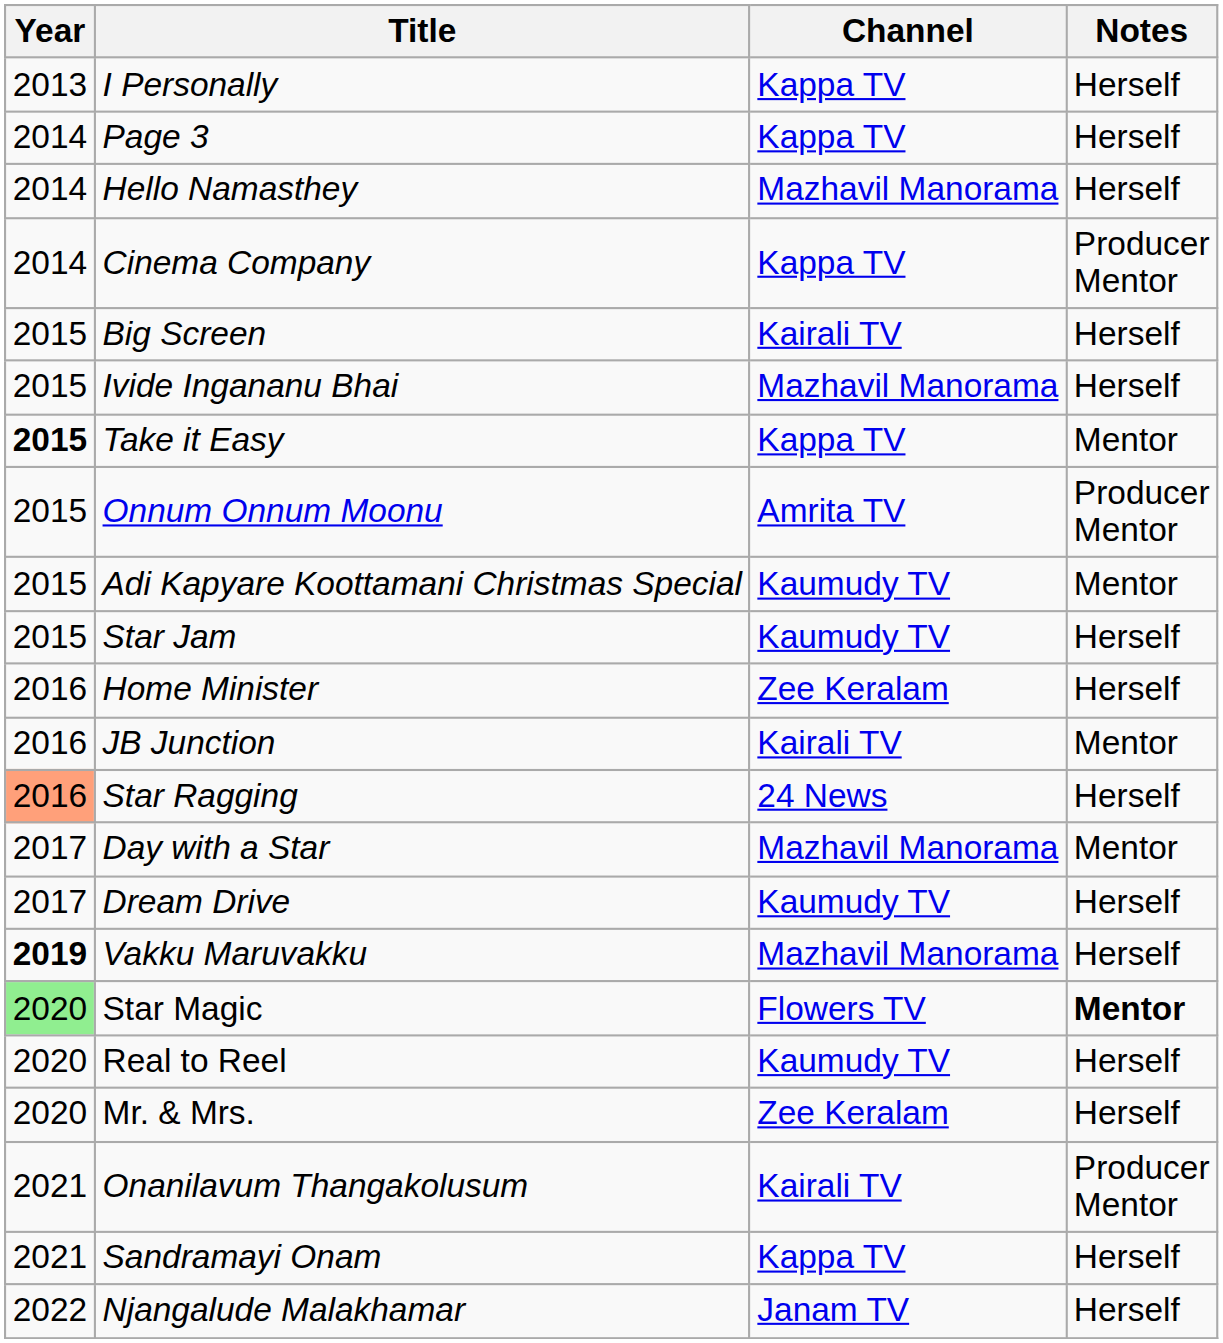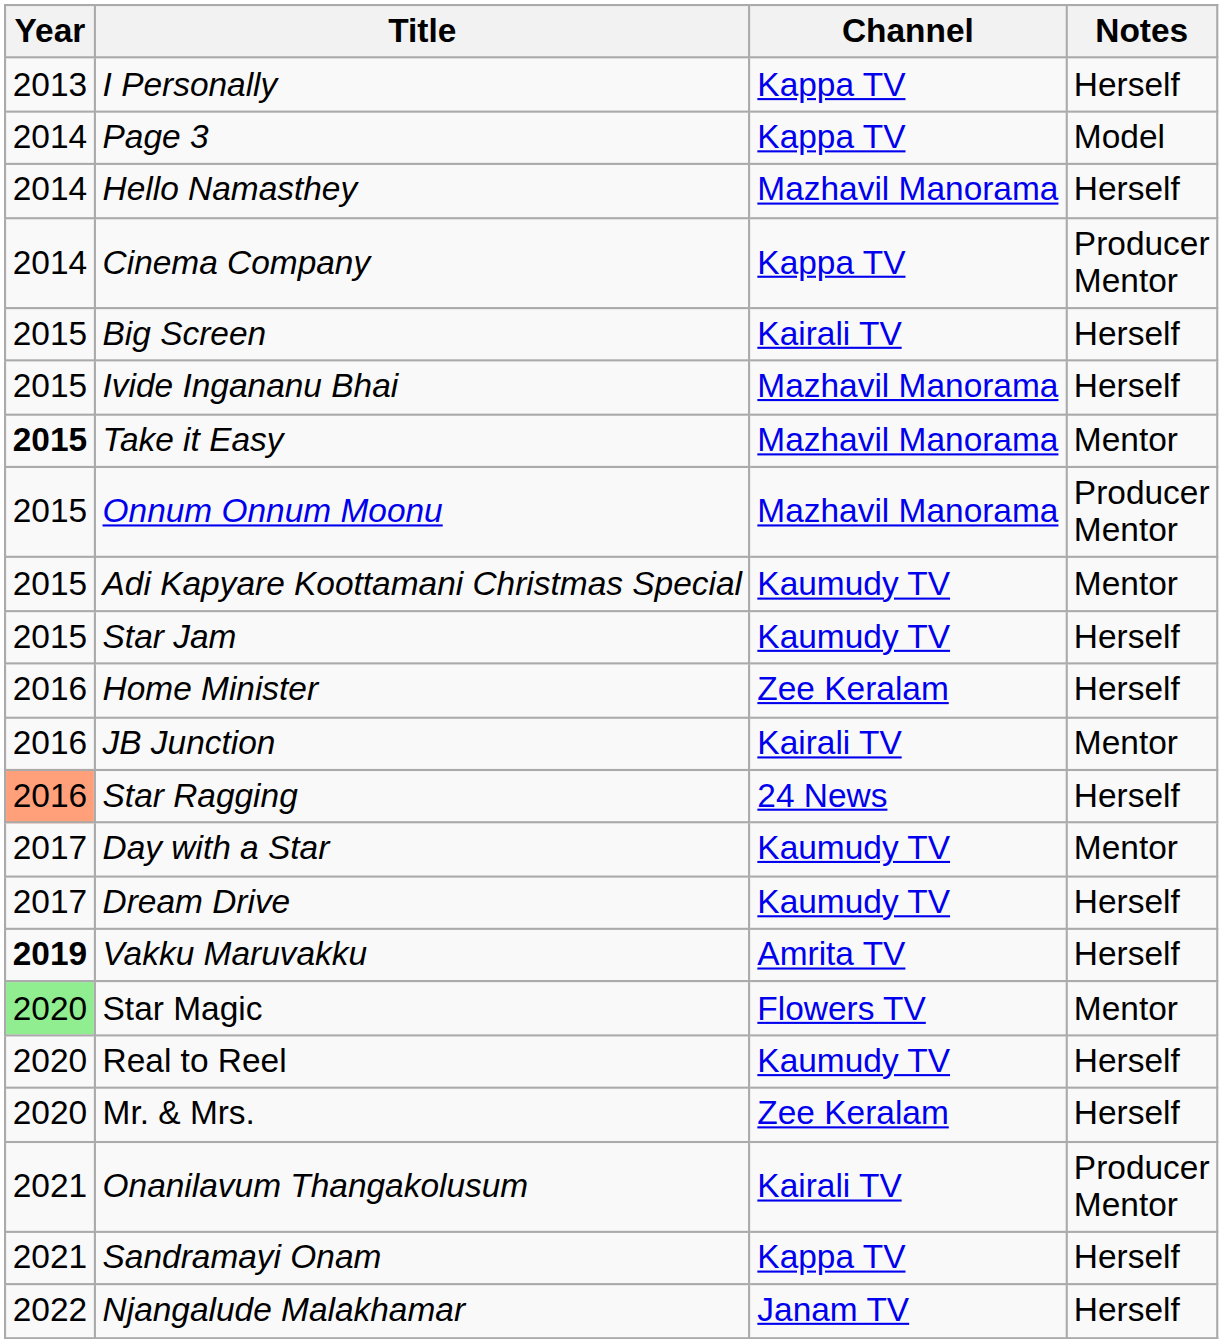(1127, 137) Herself -> (1119, 137) Model
(831, 439) Kappa TV -> (908, 439) Mazhavil Manorama
(831, 511) Amrita TV -> (908, 511) Mazhavil Manorama
(908, 848) Mazhavil Manorama -> (854, 848) Kaumudy TV
(908, 954) Mazhavil Manorama -> (831, 954) Amrita TV
(1130, 1007) bold -> (1126, 1007) normal
